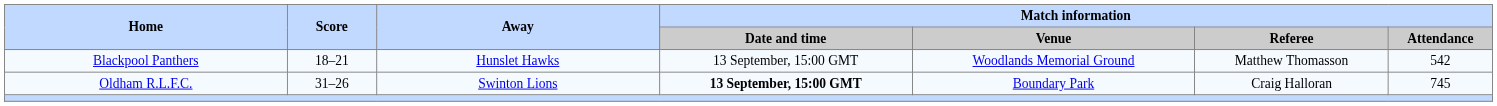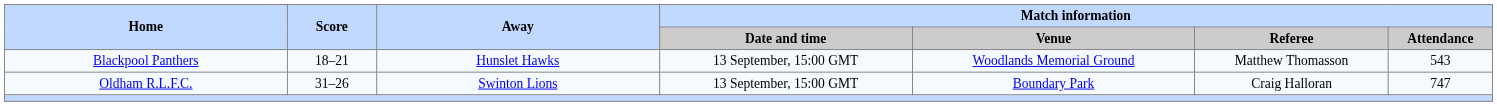(1440, 60) 542 -> (1440, 60) 543
(786, 83) bold -> (786, 83) normal
(1440, 83) 745 -> (1440, 83) 747
